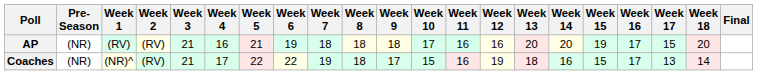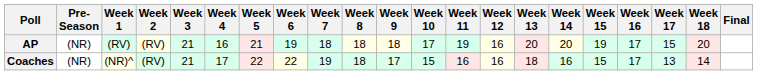(463, 44) 16 -> (463, 44) 19
(497, 62) 19 -> (497, 62) 16
